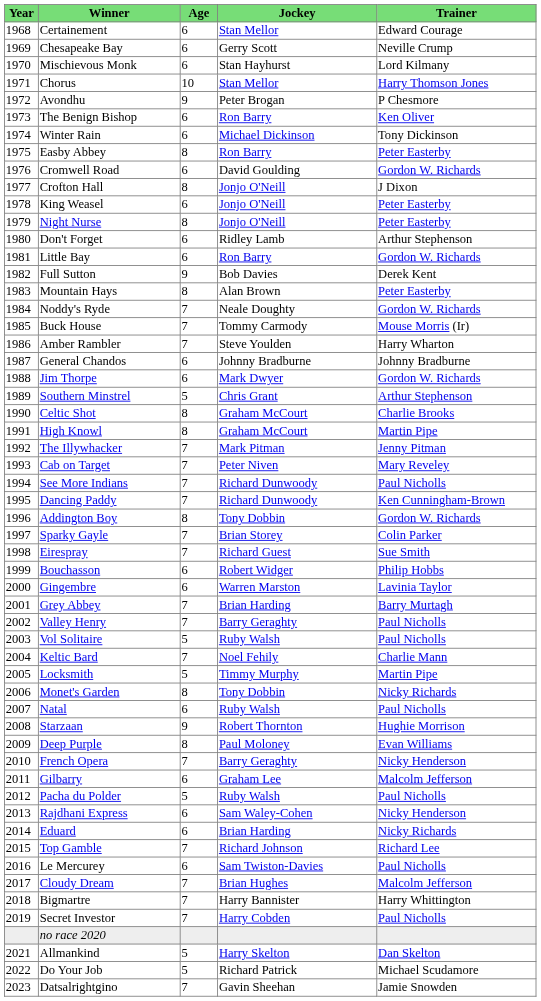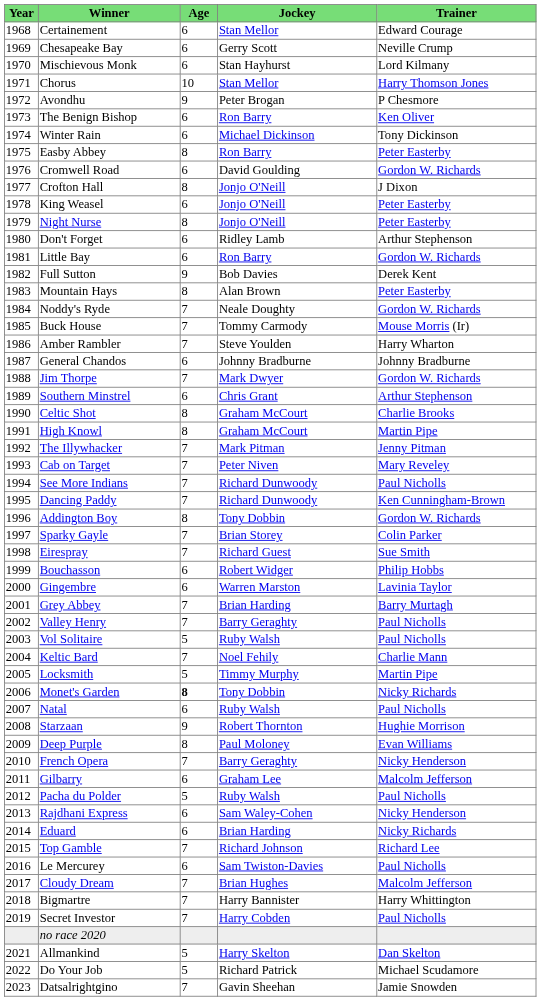(185, 378) 6 -> (185, 378) 7
(185, 396) 5 -> (185, 396) 6
(185, 691) normal -> (185, 691) bold
